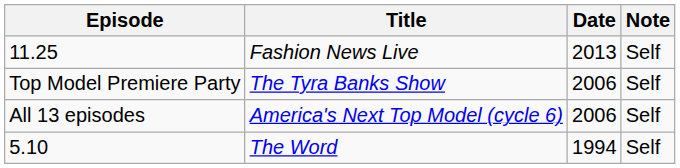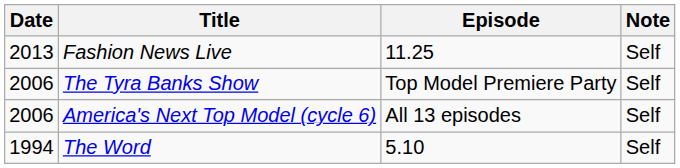columns swapped: (594, 20) <-> (125, 20)
